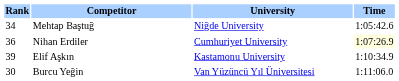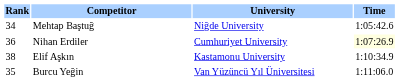(11, 56) 39 -> (11, 56) 38
(11, 71) 30 -> (11, 71) 35
